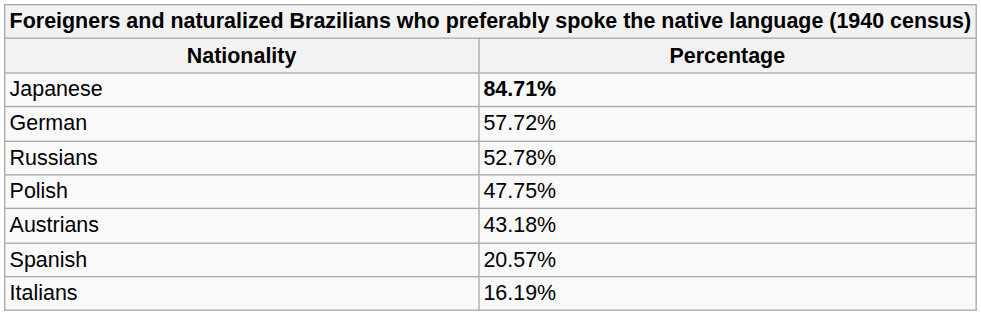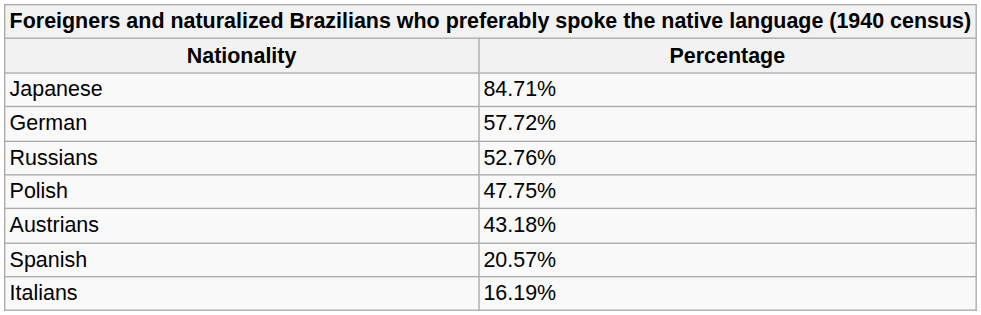(520, 89) bold -> (520, 89) normal
(520, 157) 52.78% -> (520, 157) 52.76%
